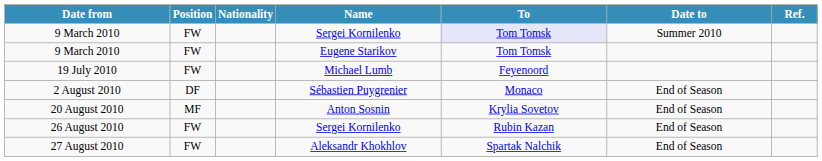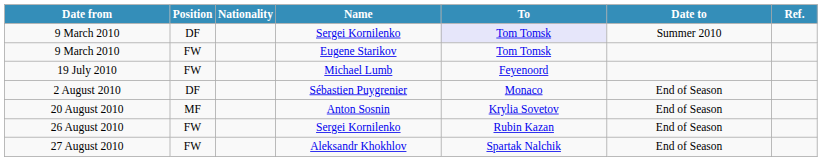(192, 33) FW -> (192, 33) DF
